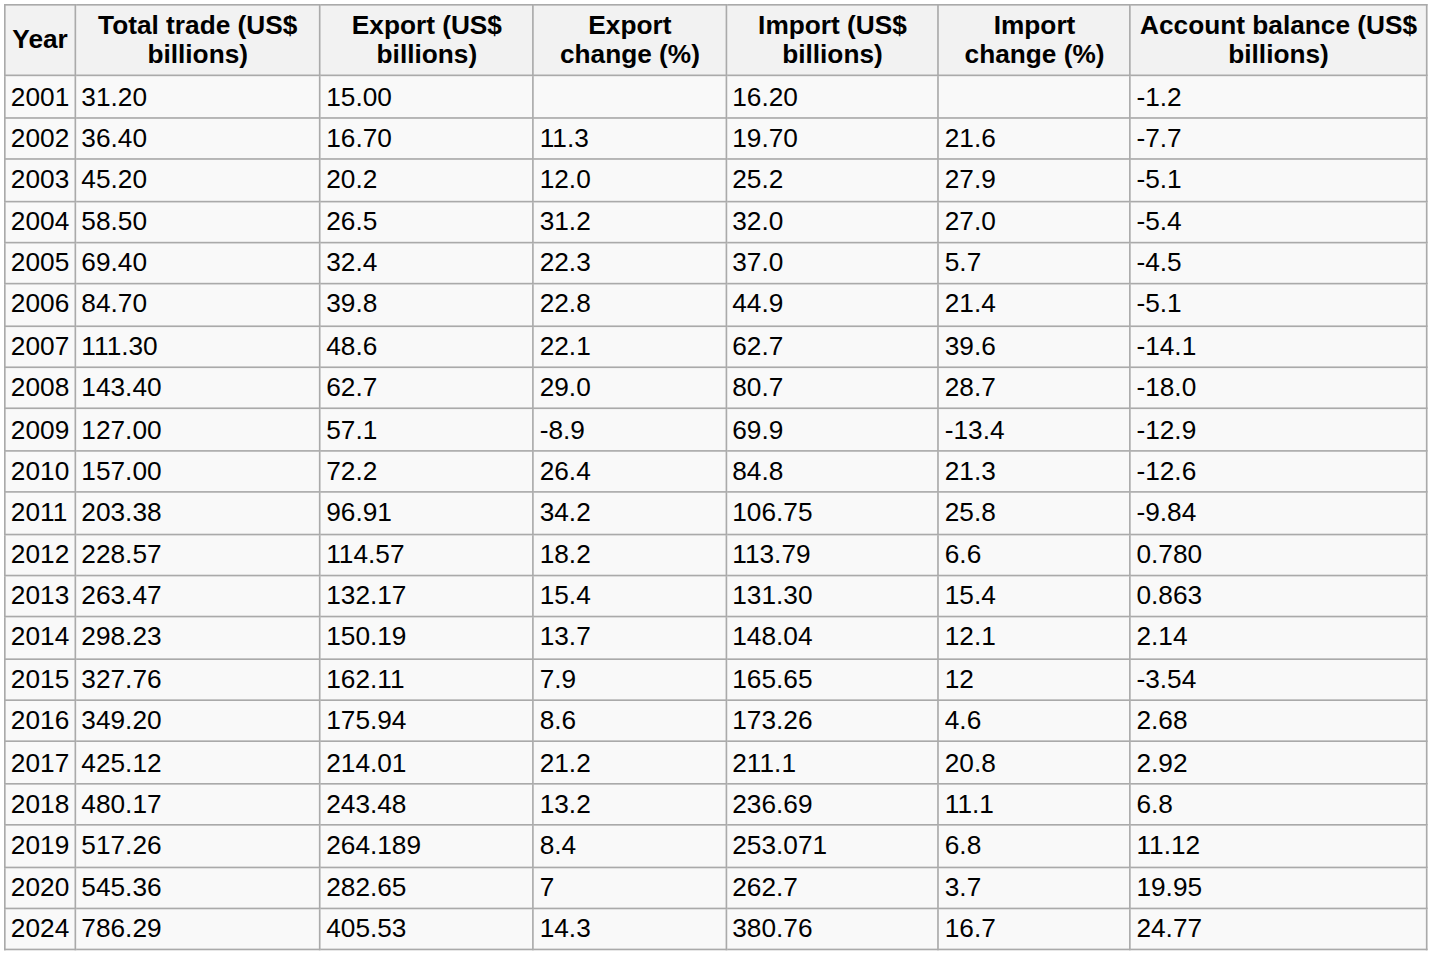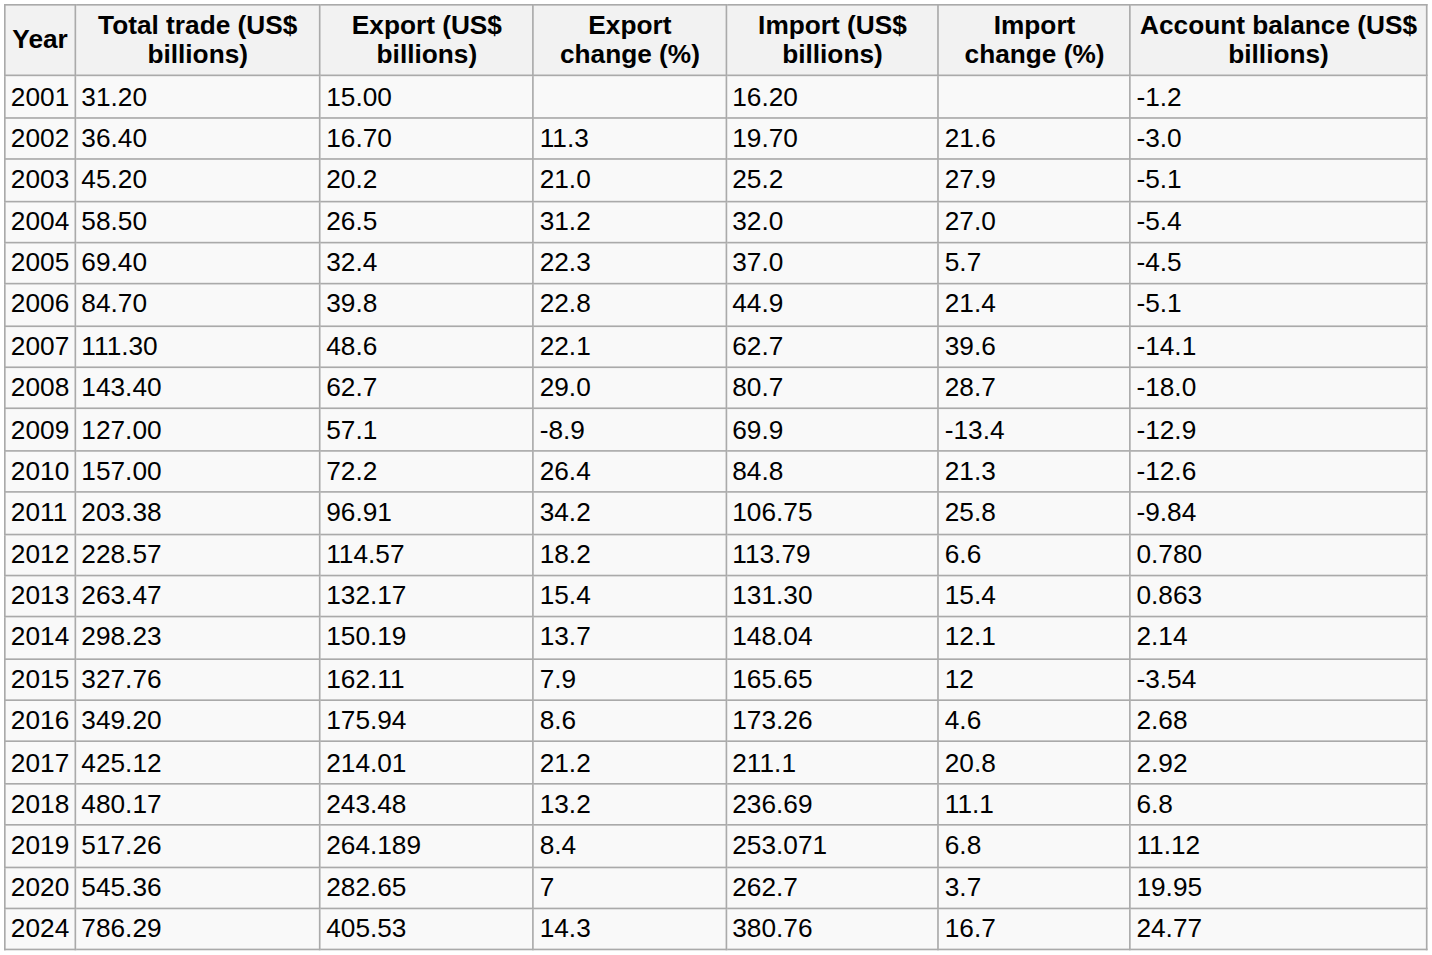(1159, 138) -7.7 -> (1159, 138) -3.0
(565, 179) 12.0 -> (565, 179) 21.0
